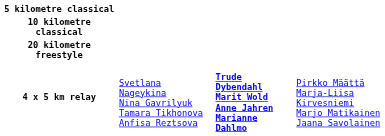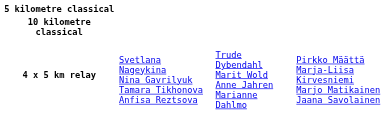- row: (59, 50)
(244, 103) bold -> (244, 80) normal
